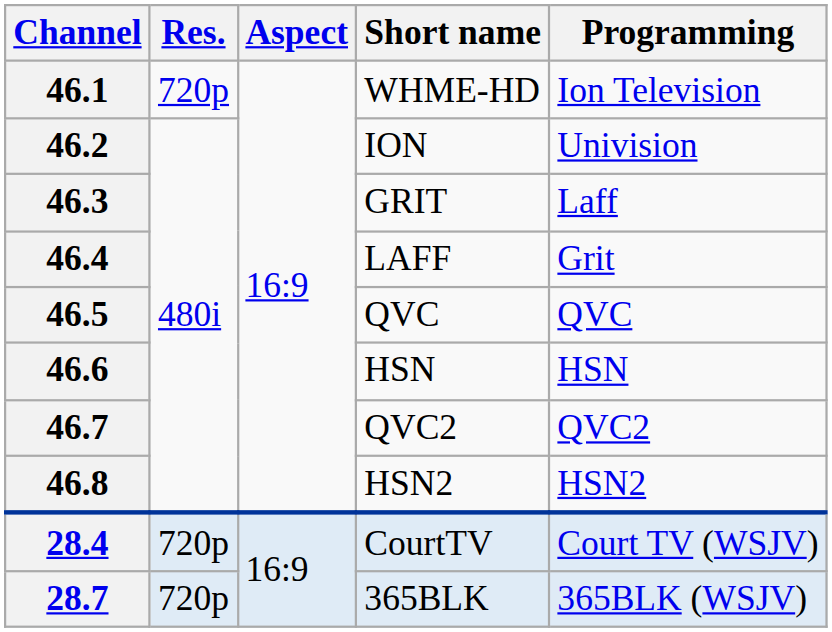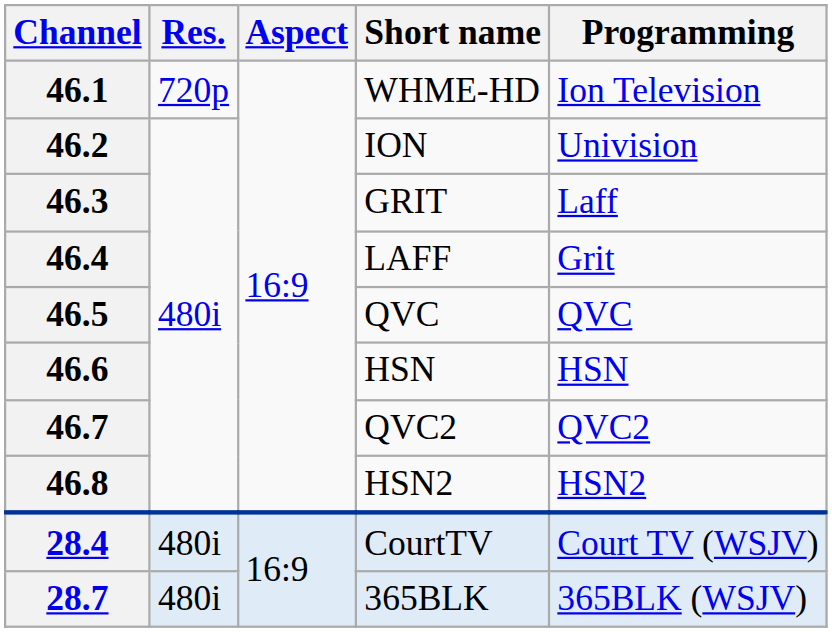(193, 541) 720p -> (190, 541) 480i
(193, 598) 720p -> (190, 598) 480i
